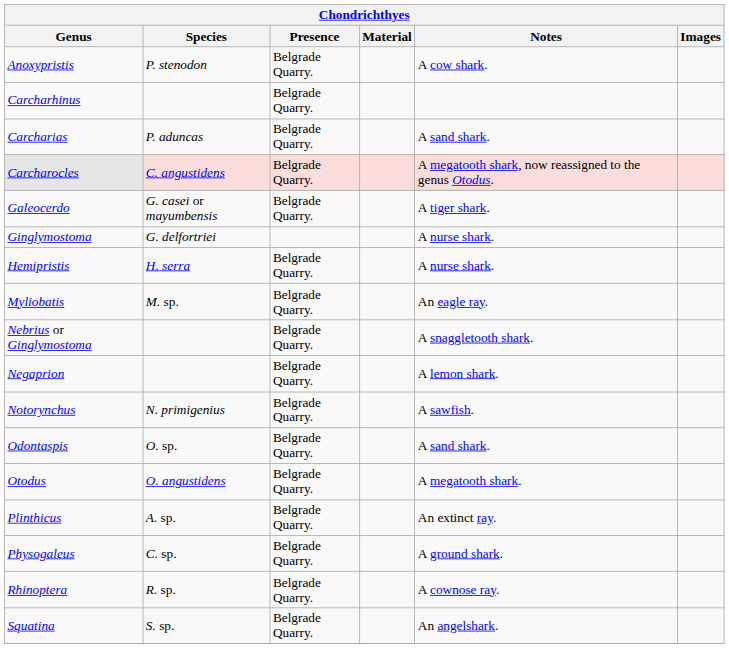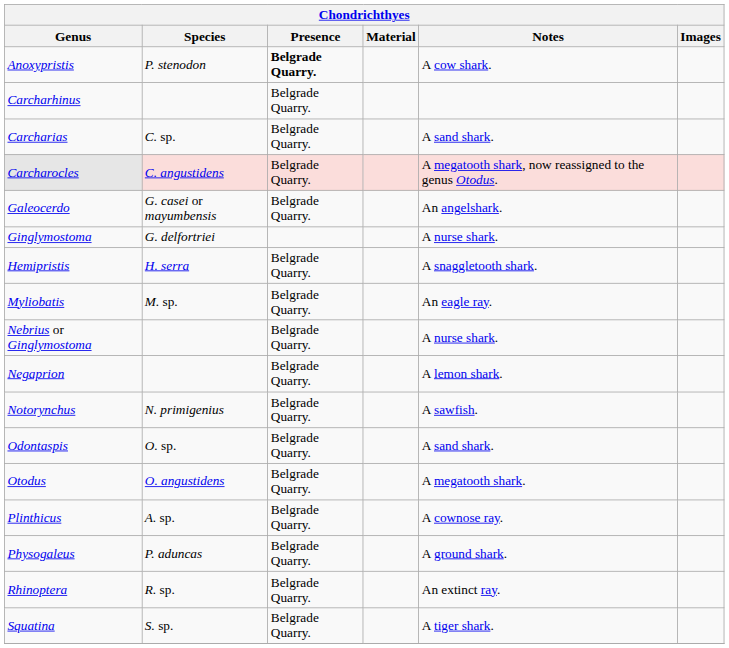(297, 64) normal -> (296, 64) bold
(175, 136) P. aduncas -> (160, 136) C. sp.
(454, 208) A tiger shark. -> (462, 208) An angelshark.
(456, 265) A nurse shark. -> (480, 265) A snaggletooth shark.
(476, 337) A snaggletooth shark. -> (460, 337) A nurse shark.
(457, 517) An extinct ray. -> (463, 517) A cownose ray.
(161, 553) C. sp. -> (174, 553) P. aduncas
(459, 589) A cownose ray. -> (461, 589) An extinct ray.
(458, 625) An angelshark. -> (458, 625) A tiger shark.
